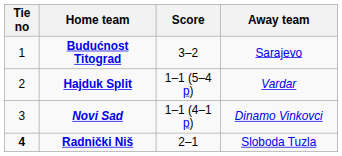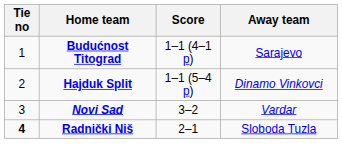(188, 52) 3–2 -> (188, 52) 1–1 (4–1 p)
(279, 84) Vardar -> (279, 84) Dinamo Vinkovci
(188, 116) 1–1 (4–1 p) -> (188, 110) 3–2
(279, 116) Dinamo Vinkovci -> (279, 110) Vardar
